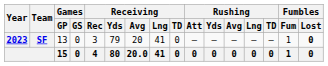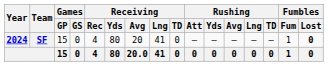(17, 40) 2023 -> (17, 40) 2024
(62, 40) 13 -> (62, 40) 15
(95, 40) 3 -> (95, 40) 4
(115, 40) 79 -> (115, 40) 80
